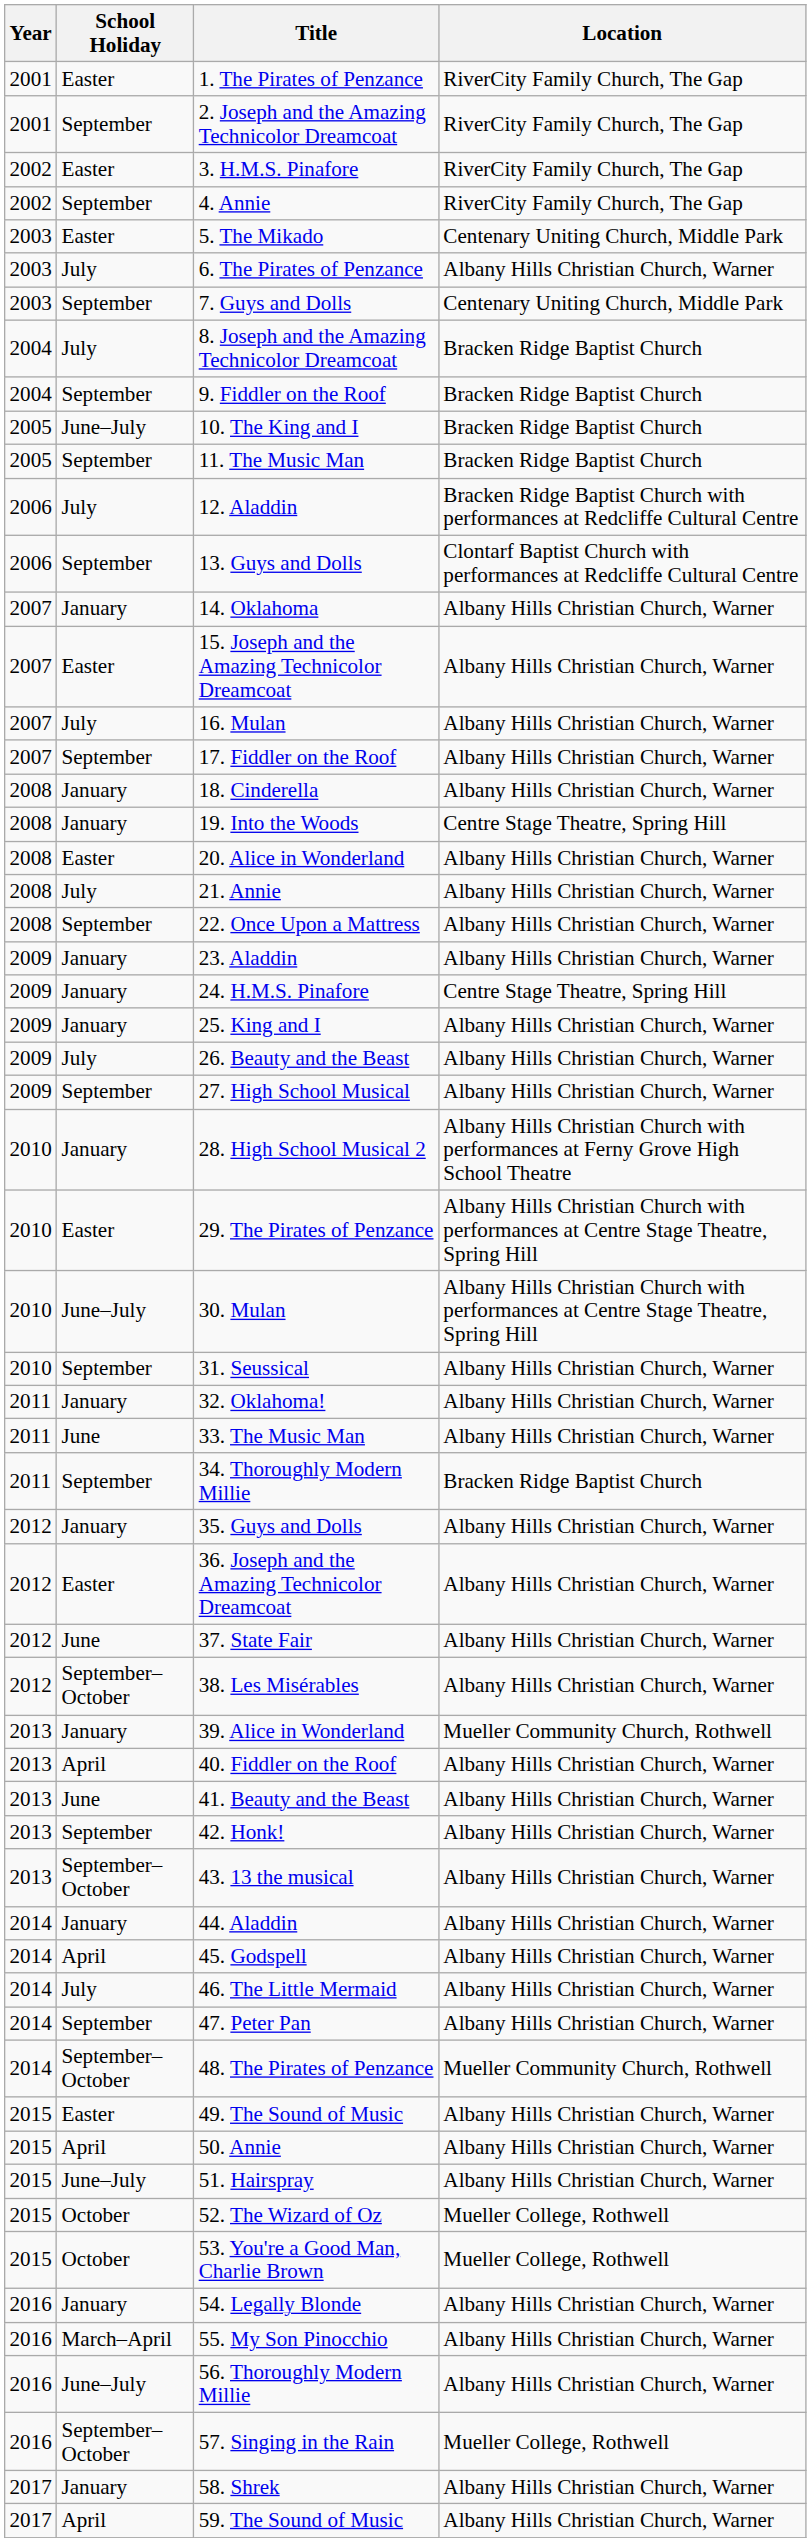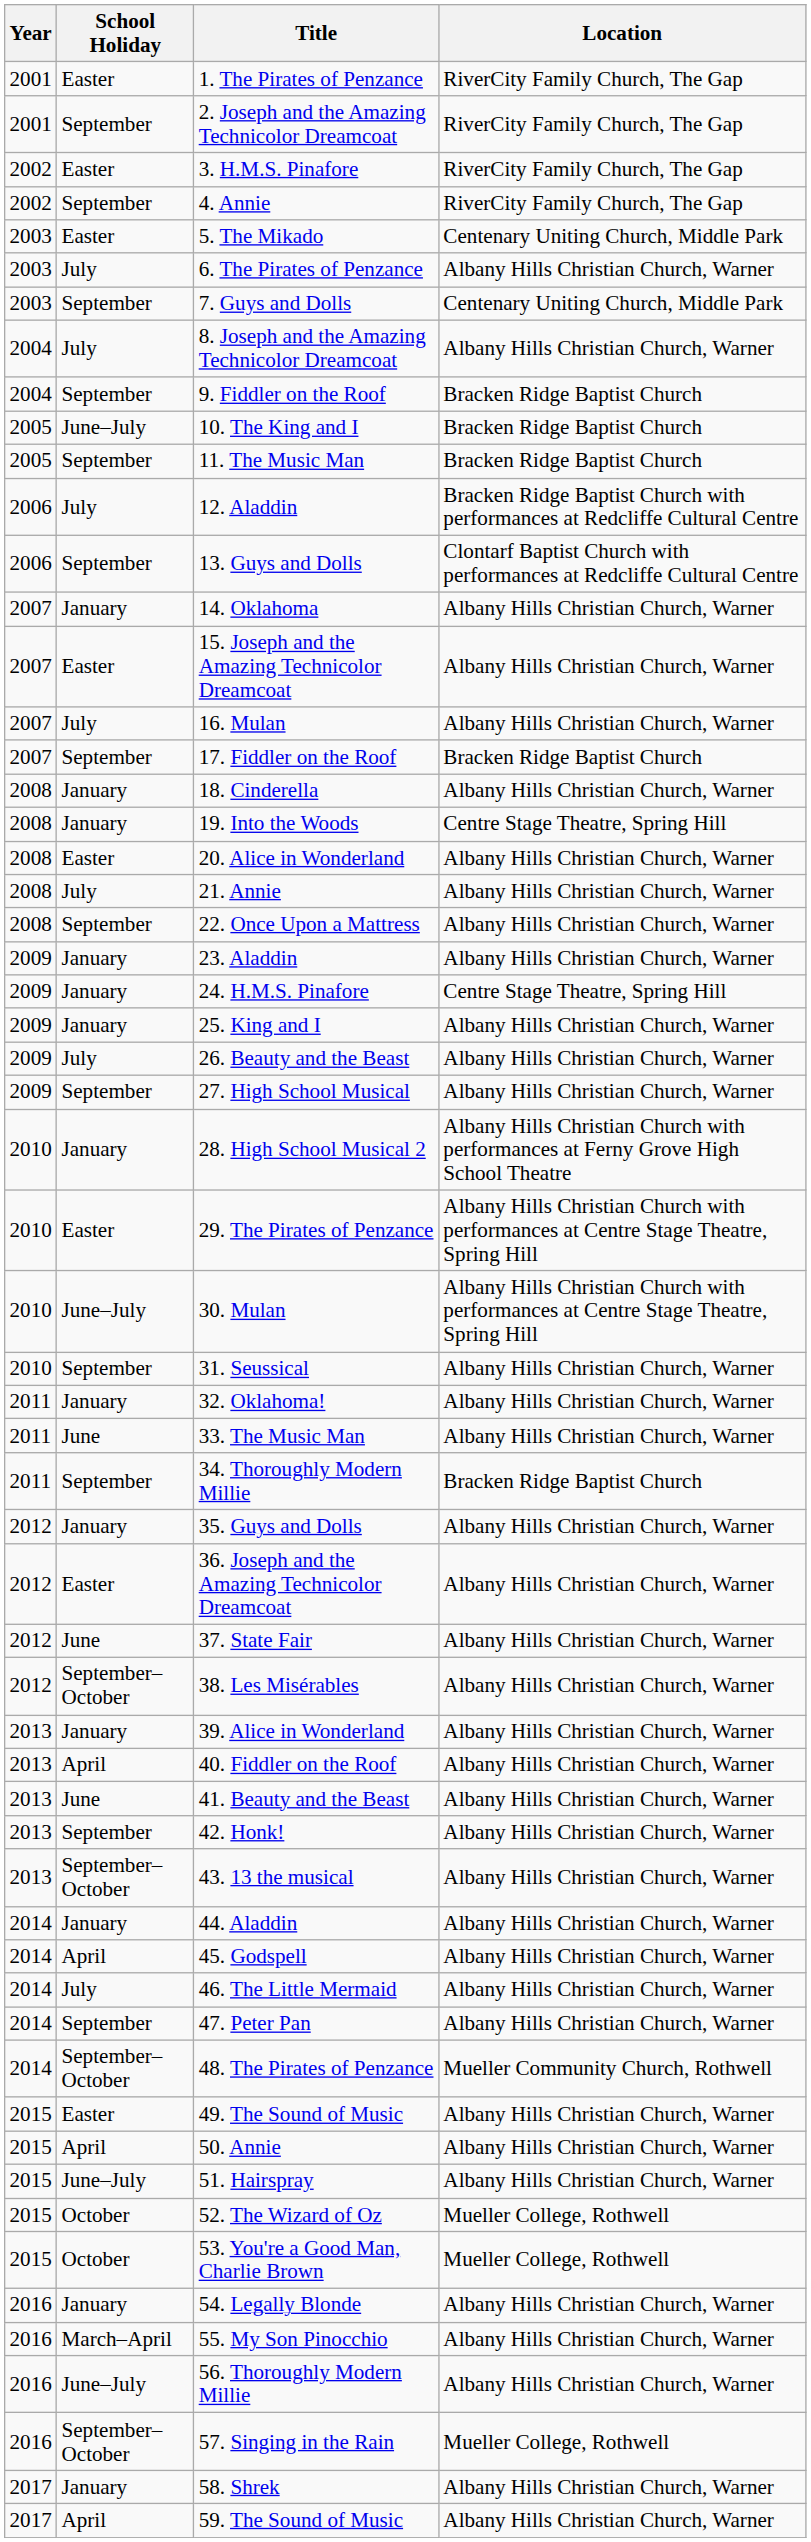(573, 348) Bracken Ridge Baptist Church -> (609, 348) Albany Hills Christian Church, Warner
(609, 756) Albany Hills Christian Church, Warner -> (573, 756) Bracken Ridge Baptist Church
(608, 1731) Mueller Community Church, Rothwell -> (609, 1731) Albany Hills Christian Church, Warner
